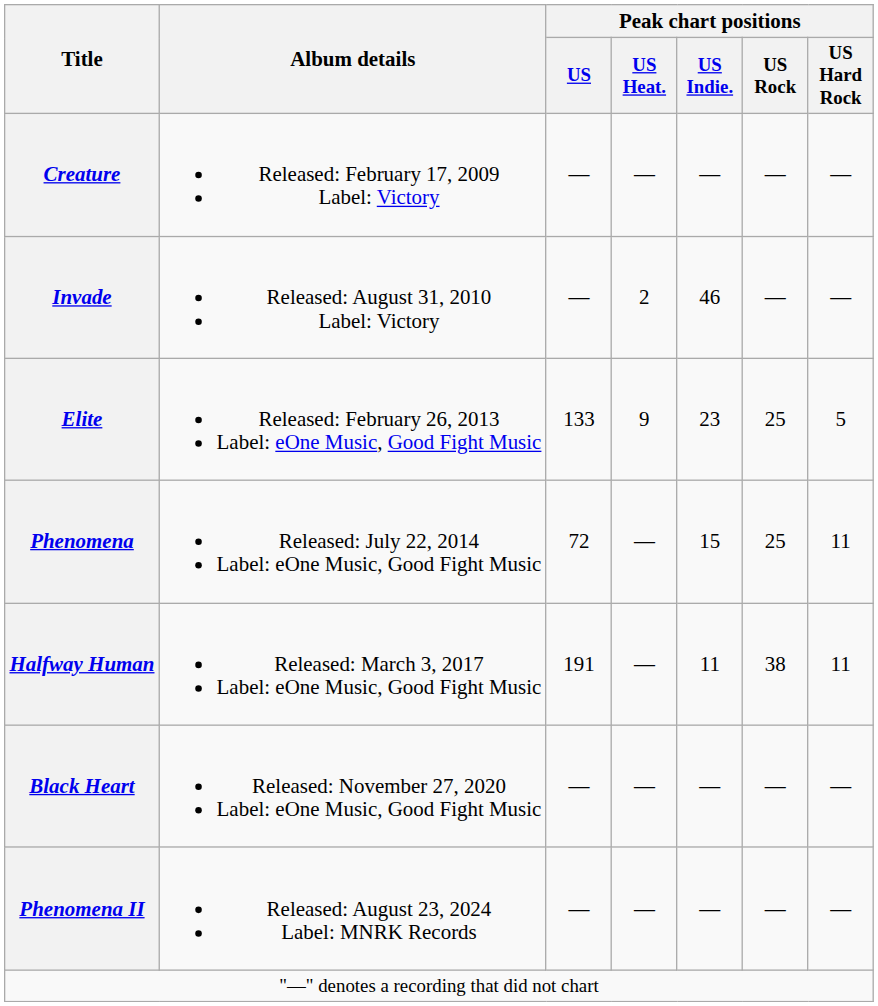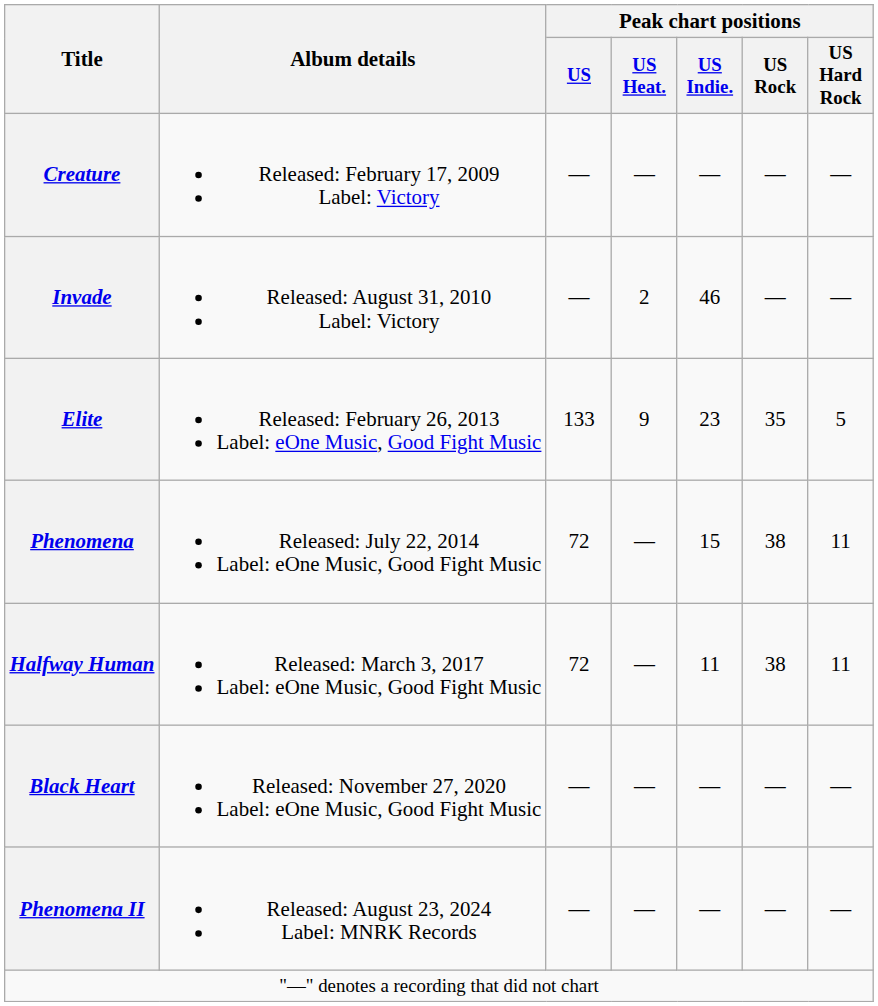(775, 419) 25 -> (775, 419) 35
(775, 541) 25 -> (775, 541) 38
(579, 663) 191 -> (579, 663) 72
